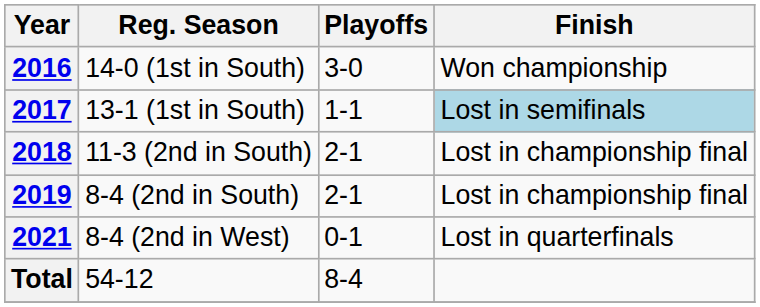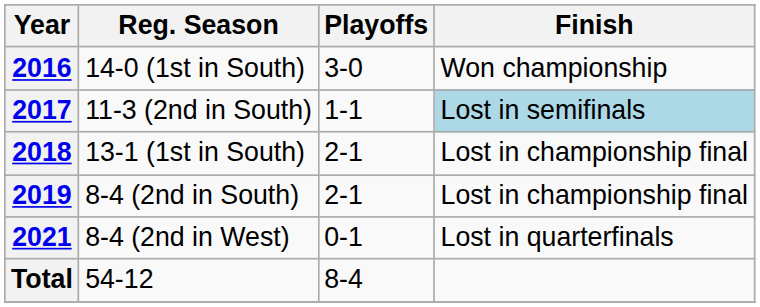(195, 110) 13-1 (1st in South) -> (199, 110) 11-3 (2nd in South)
(199, 152) 11-3 (2nd in South) -> (195, 152) 13-1 (1st in South)
